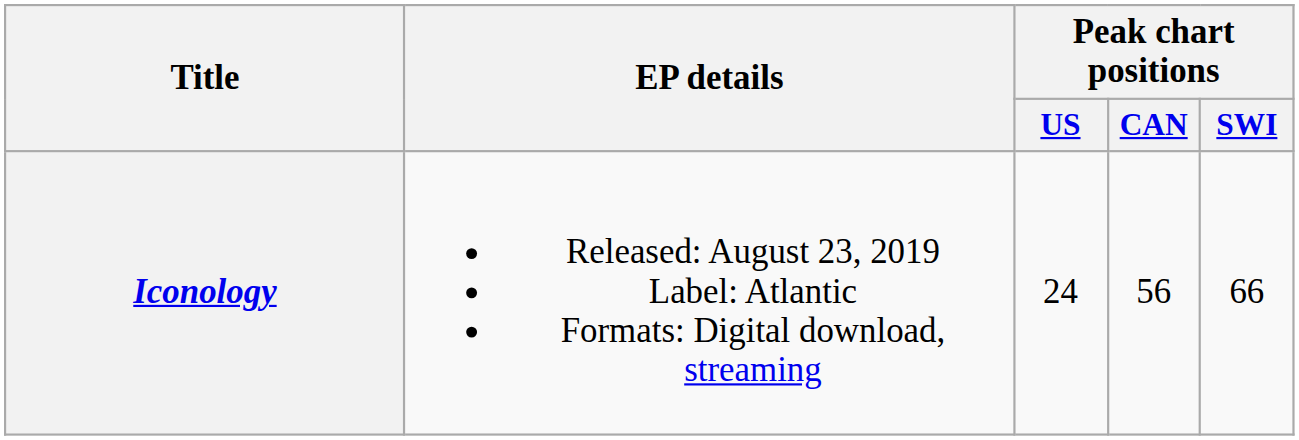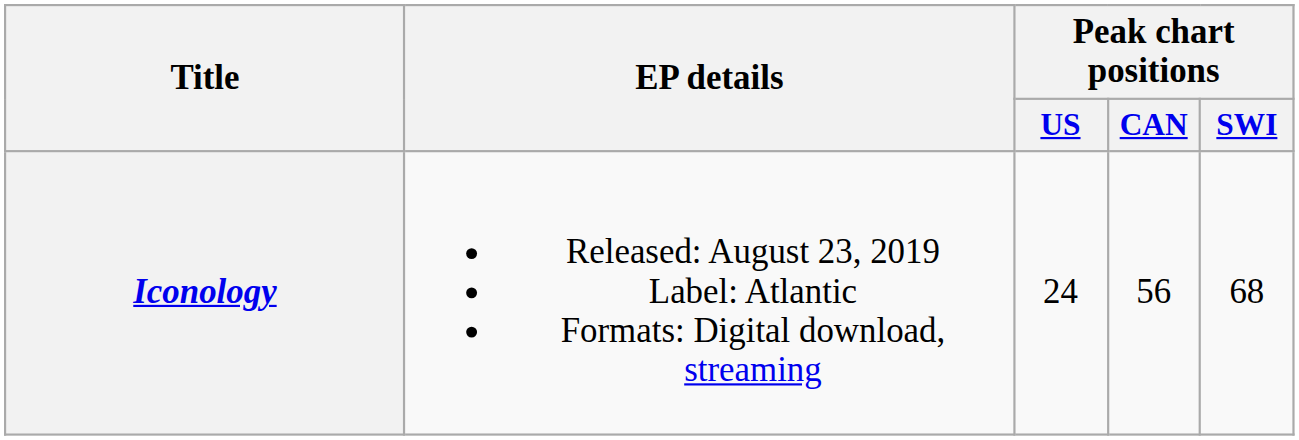(1247, 291) 66 -> (1247, 291) 68
